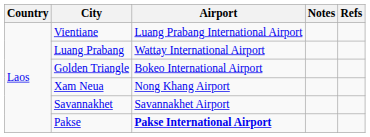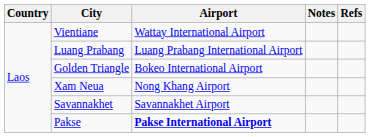(218, 31) Luang Prabang International Airport -> (200, 31) Wattay International Airport
(200, 50) Wattay International Airport -> (218, 50) Luang Prabang International Airport
